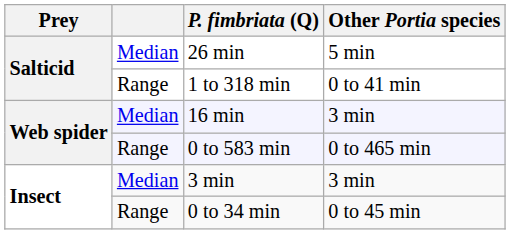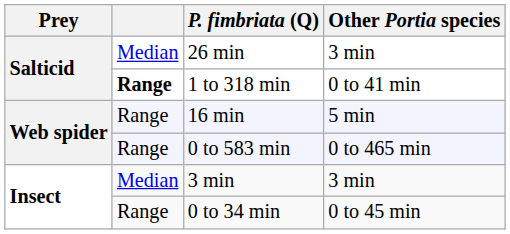(352, 52) 5 min -> (352, 52) 3 min
(143, 84) normal -> (144, 84) bold
(148, 116) Median -> (143, 116) Range
(352, 116) 3 min -> (352, 116) 5 min
